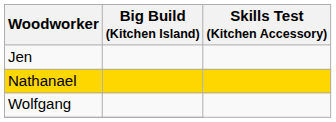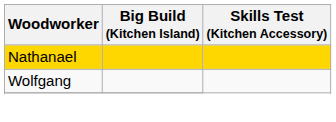- row: (20, 57)
